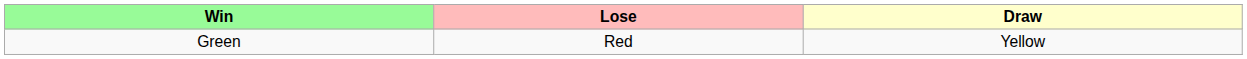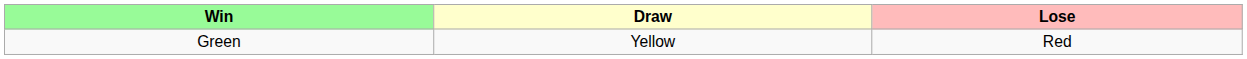columns swapped: (618, 16) <-> (1023, 16)
